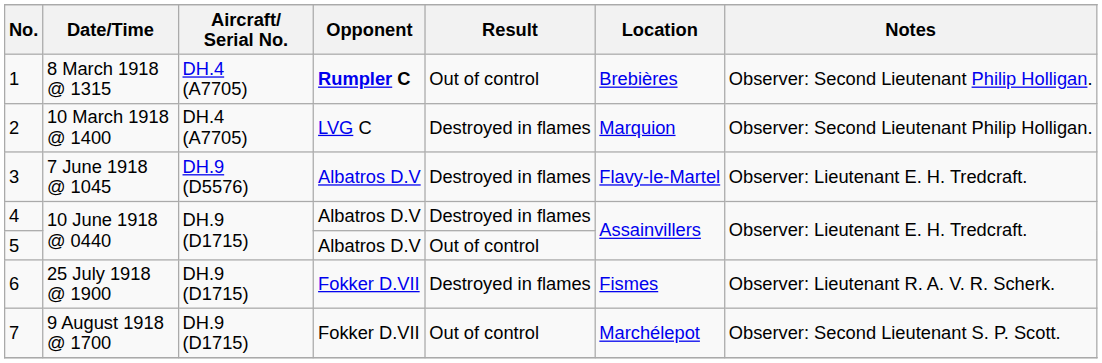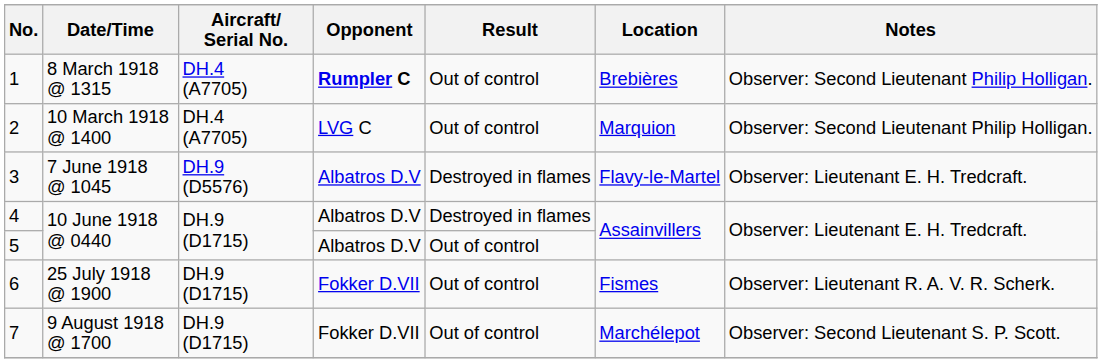(510, 128) Destroyed in flames -> (484, 128) Out of control
(510, 284) Destroyed in flames -> (484, 284) Out of control
